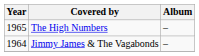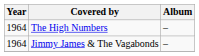(17, 28) 1965 -> (17, 28) 1964
